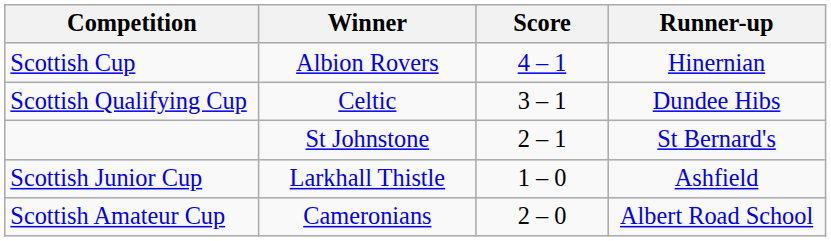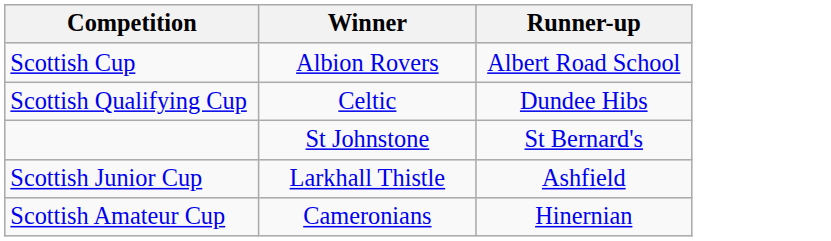- column: (542, 23)
(717, 62) Hinernian -> (584, 62) Albert Road School
(717, 216) Albert Road School -> (584, 216) Hinernian
